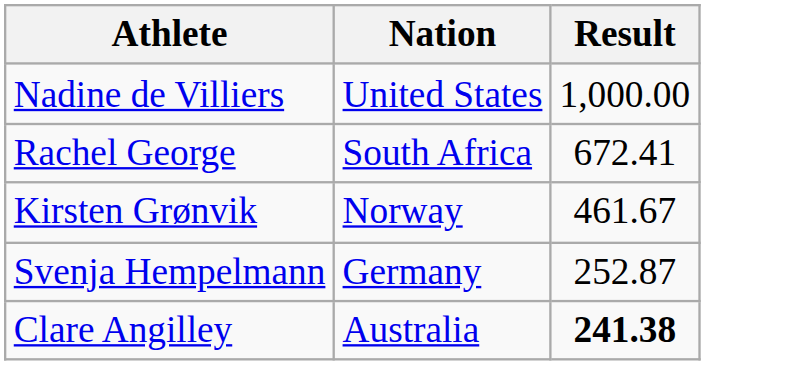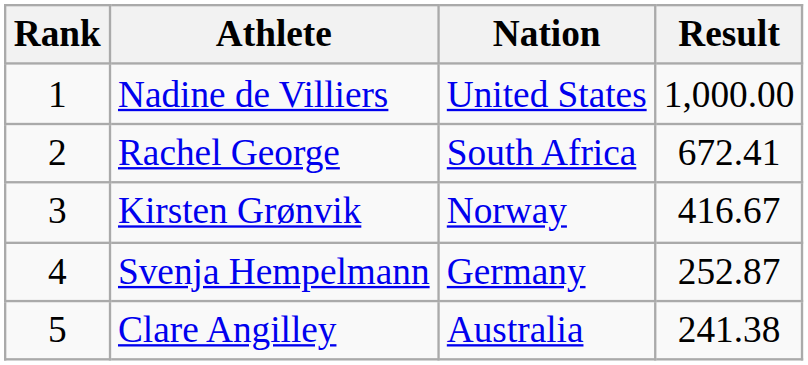+ column: (57, 34)
(625, 211) 461.67 -> (729, 211) 416.67
(625, 329) bold -> (729, 329) normal
